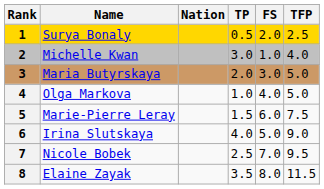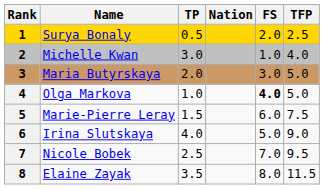columns swapped: (203, 14) <-> (242, 14)
(270, 94) normal -> (270, 94) bold
